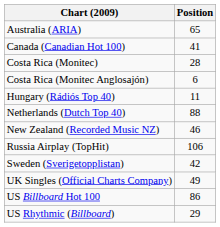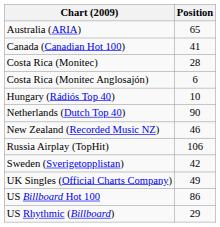(195, 96) 11 -> (195, 96) 10
(195, 113) 88 -> (195, 113) 90
